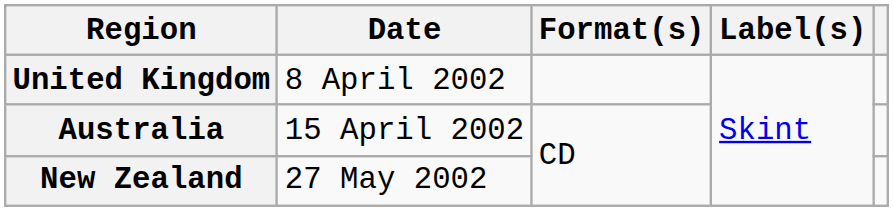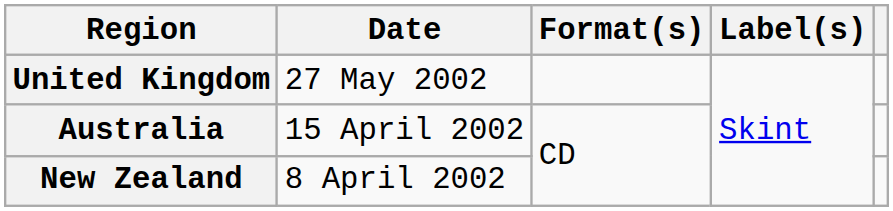(395, 80) 8 April 2002 -> (386, 80) 27 May 2002
(386, 180) 27 May 2002 -> (395, 180) 8 April 2002
